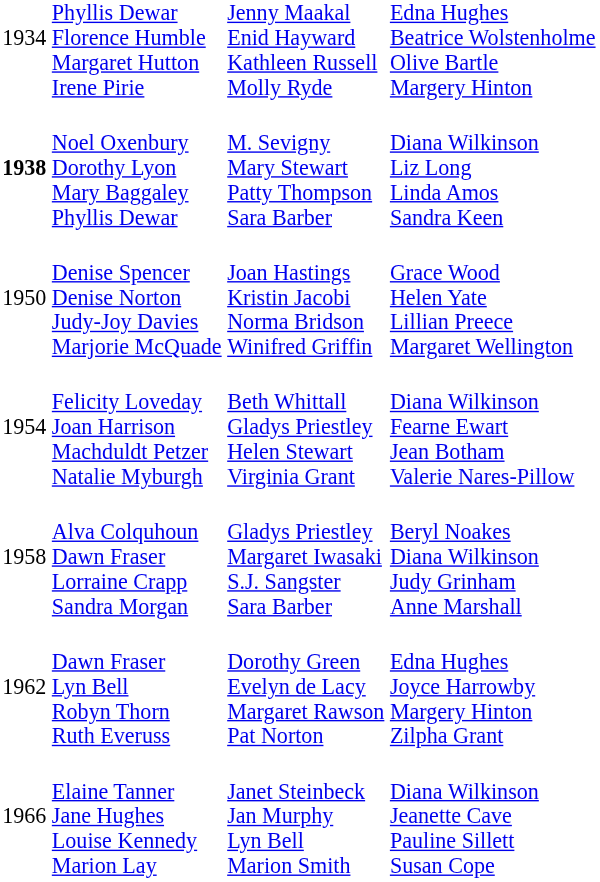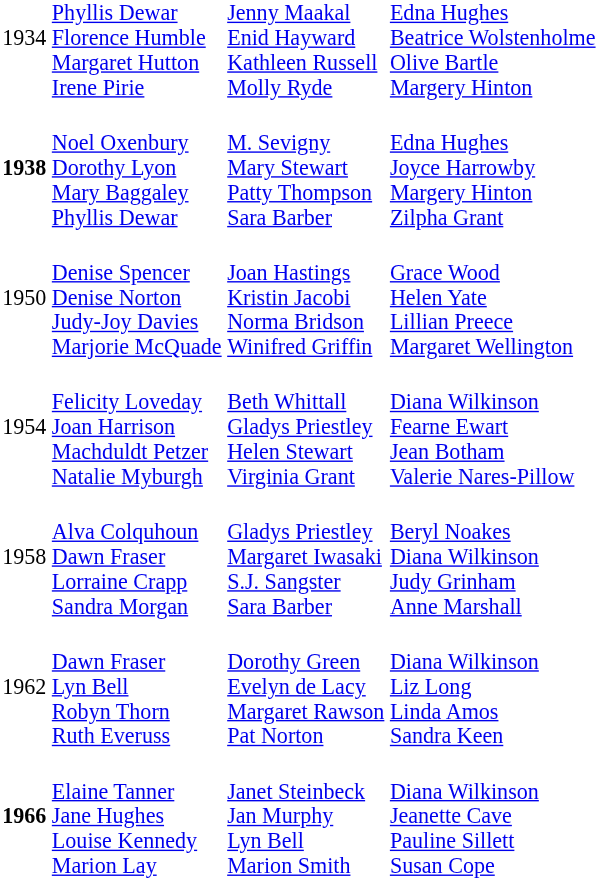(464, 180) Diana Wilkinson Liz Long Linda Amos Sandra Keen -> (463, 180) Edna Hughes Joyce Harrowby Margery Hinton Zilpha Grant
(463, 699) Edna Hughes Joyce Harrowby Margery Hinton Zilpha Grant -> (464, 699) Diana Wilkinson Liz Long Linda Amos Sandra Keen
(24, 816) normal -> (24, 816) bold
